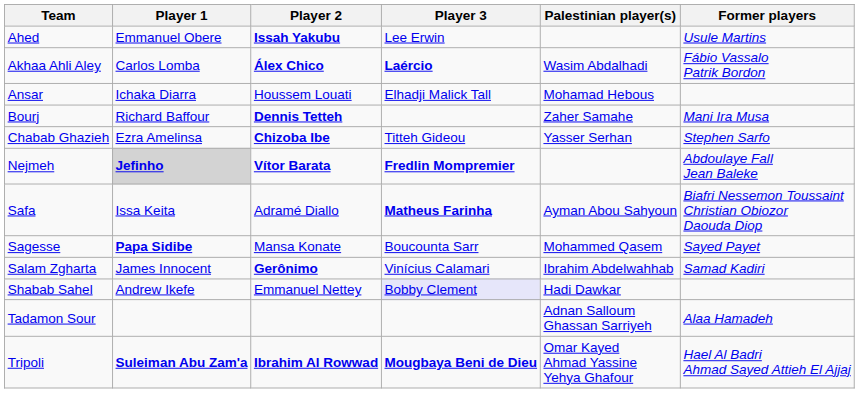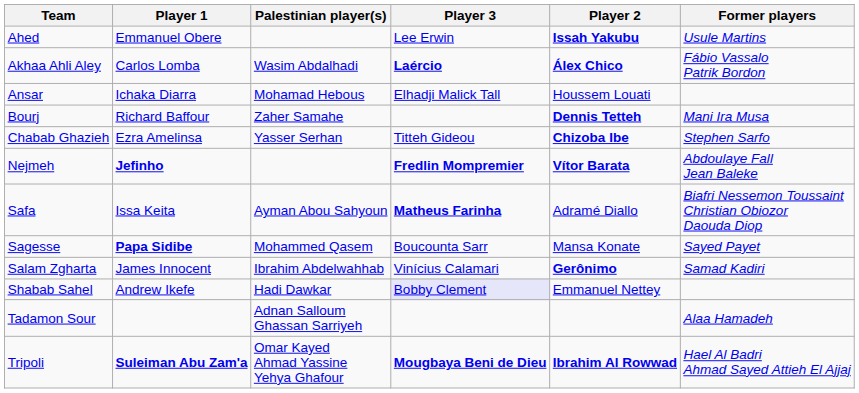columns swapped: (316, 16) <-> (610, 16)
(140, 166) lightgrey background -> (140, 166) no background
